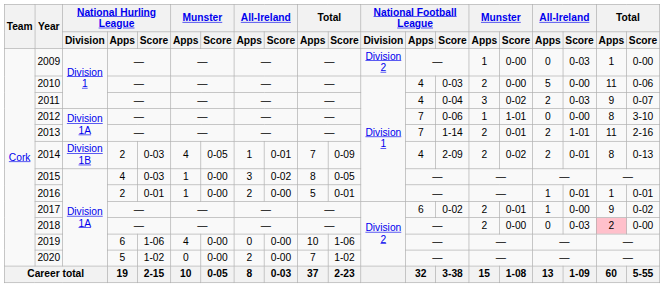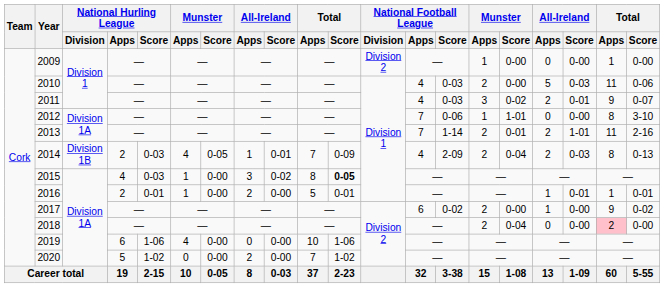(580, 62) 0-03 -> (580, 62) 0-00
(580, 84) 0-00 -> (580, 84) 0-03
(453, 100) 0-04 -> (453, 100) 0-03
(580, 100) 0-03 -> (580, 100) 0-01
(516, 155) 0-02 -> (516, 155) 0-04
(580, 155) 0-01 -> (580, 155) 0-03
(344, 177) normal -> (344, 177) bold
(516, 209) 0-01 -> (516, 209) 0-00
(516, 225) 0-00 -> (516, 225) 0-04
(580, 225) 0-03 -> (580, 225) 0-00
